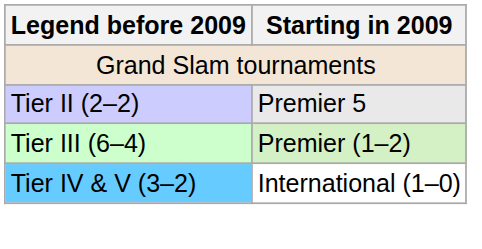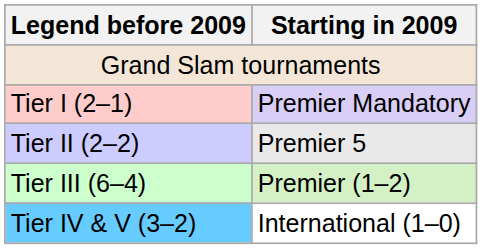+ row: (72, 104)
